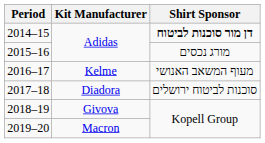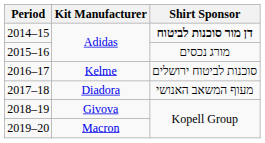(205, 71) מעוף המשאב האנושי -> (205, 71) סוכנות לביטוח ירושלים
(205, 90) סוכנות לביטוח ירושלים -> (205, 90) מעוף המשאב האנושי
